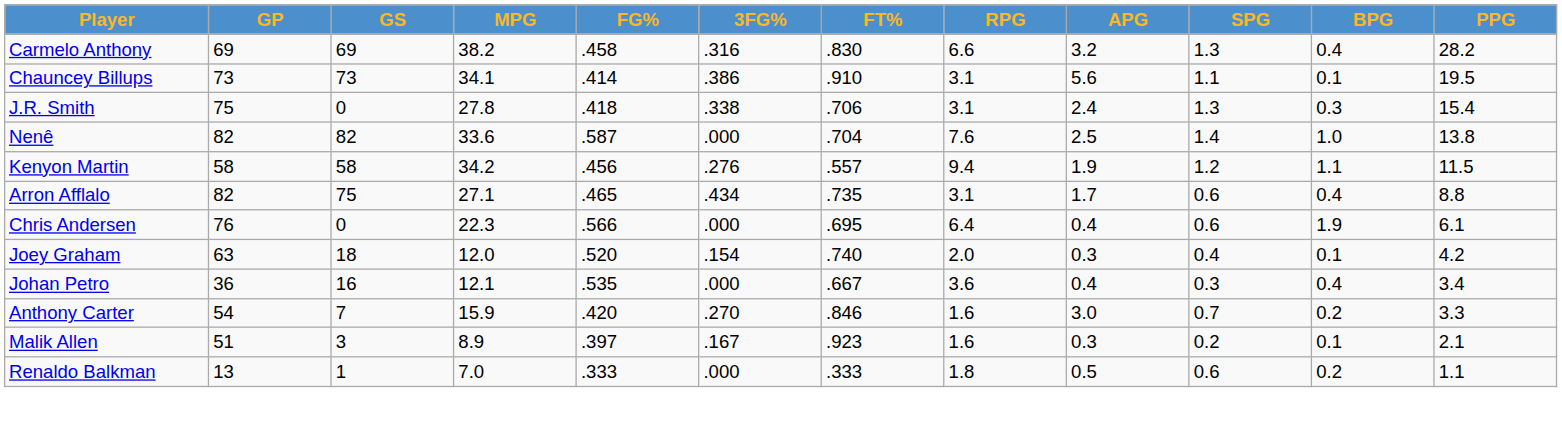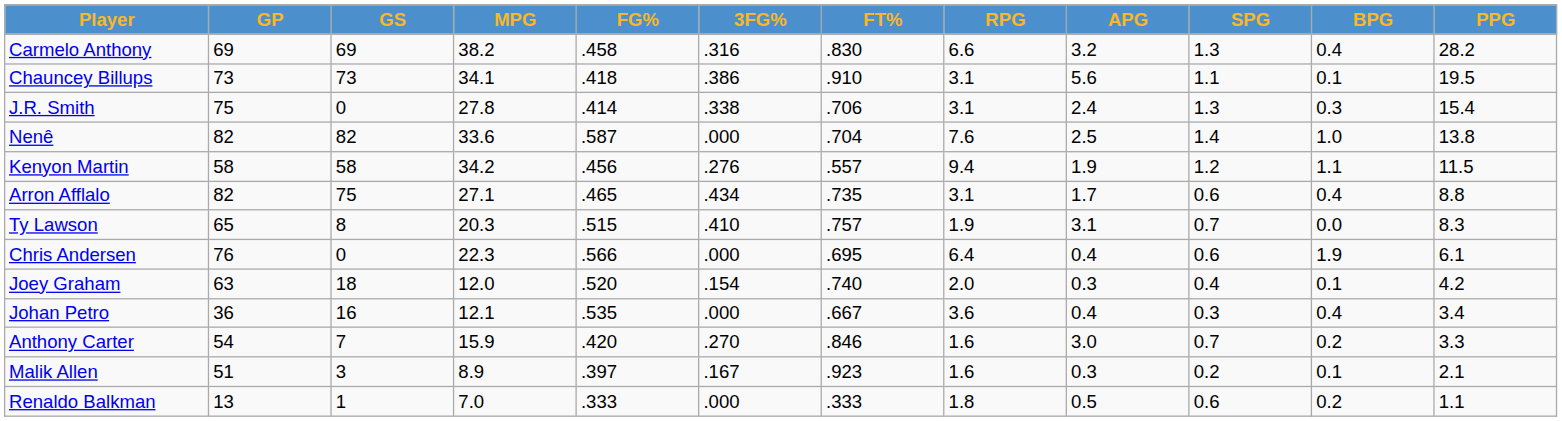(599, 78) .414 -> (599, 78) .418
(599, 108) .418 -> (599, 108) .414
+ row: (53, 225)
